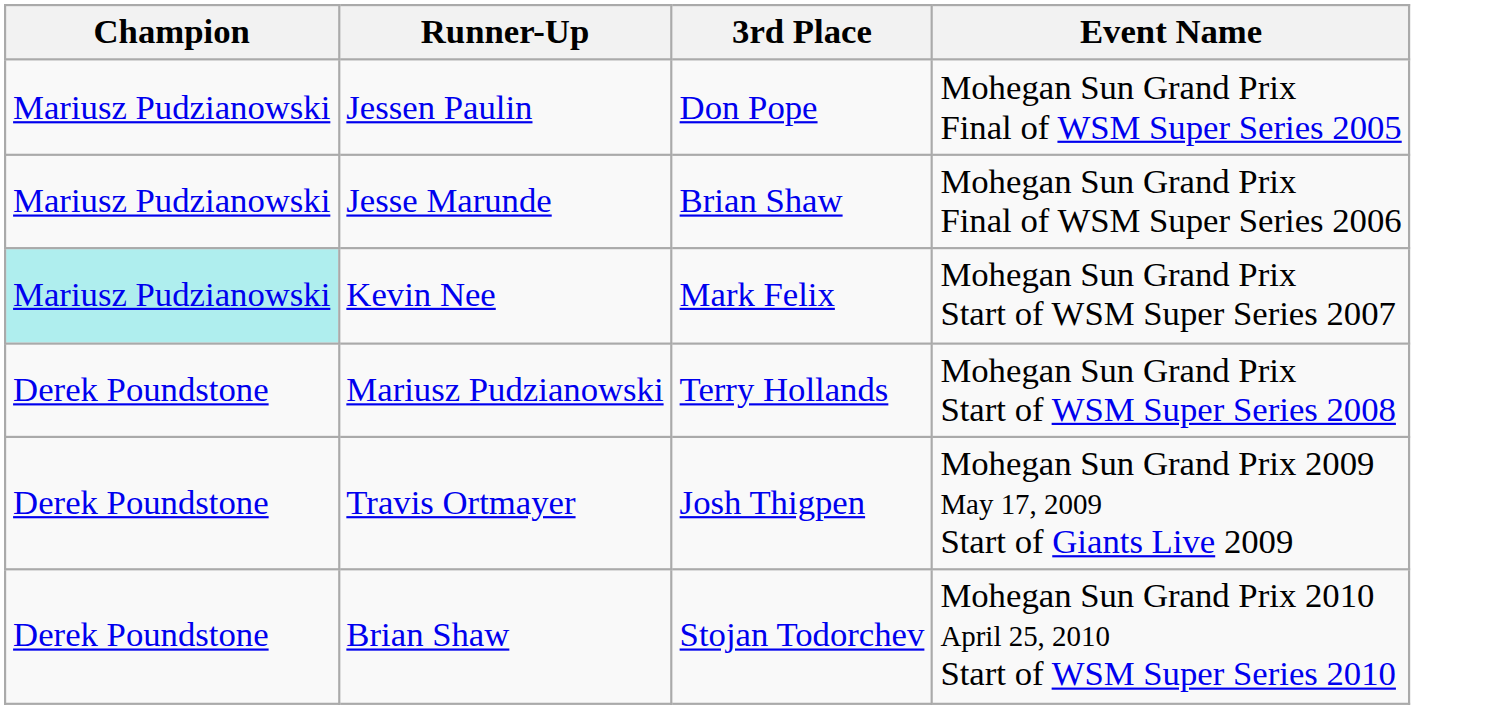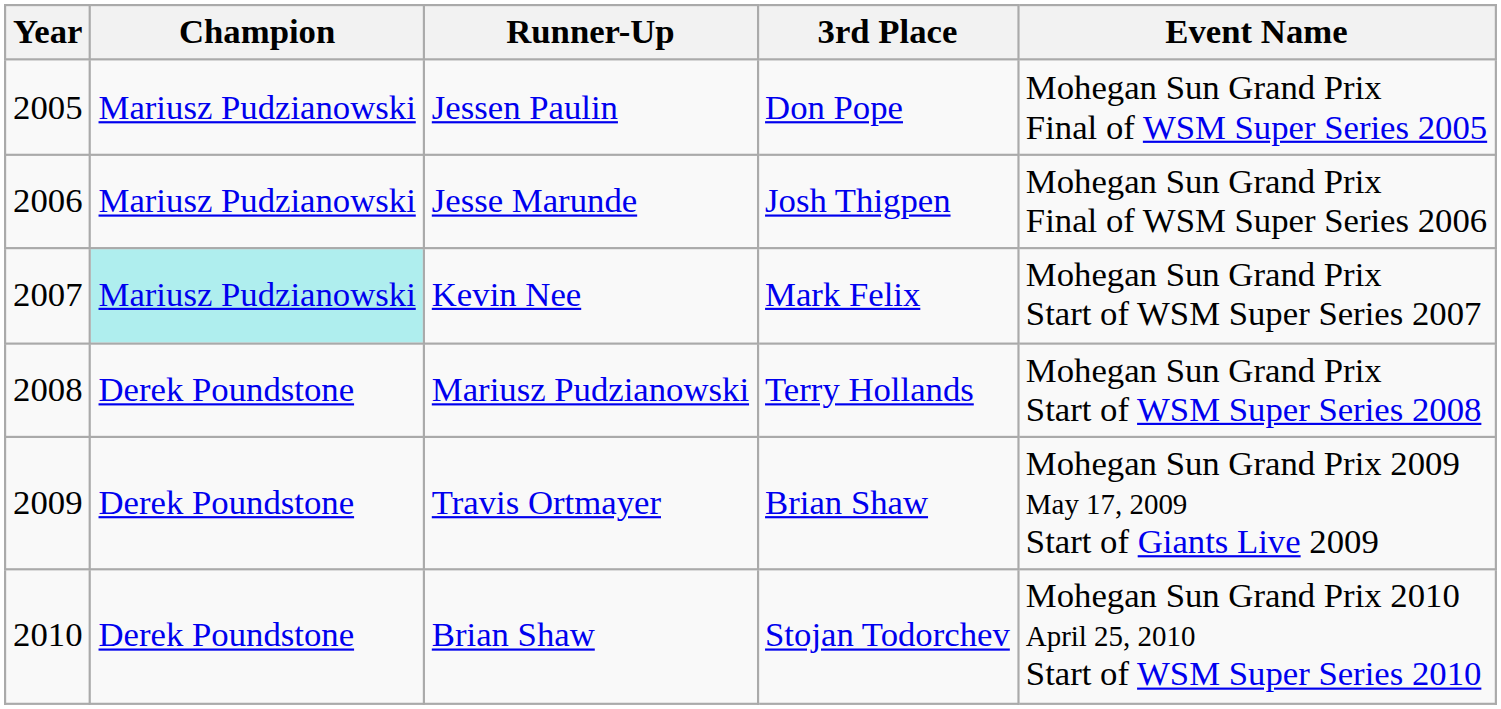+ column: (48, 32)
(761, 200) Brian Shaw -> (858, 200) Josh Thigpen
(772, 502) Josh Thigpen -> (847, 502) Brian Shaw
